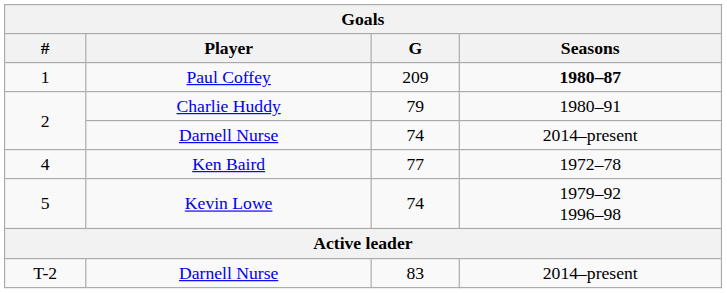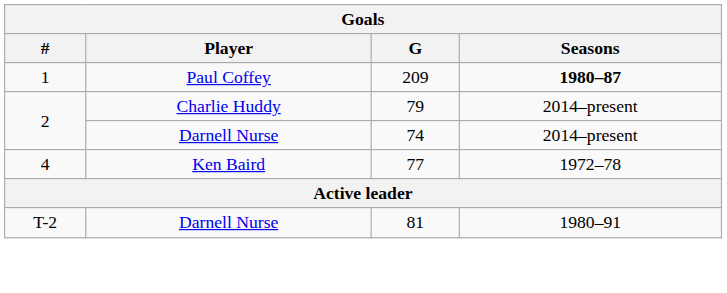(590, 106) 1980–91 -> (590, 106) 2014–present
- row: (45, 204)
(415, 272) 83 -> (415, 222) 81
(590, 272) 2014–present -> (590, 222) 1980–91
